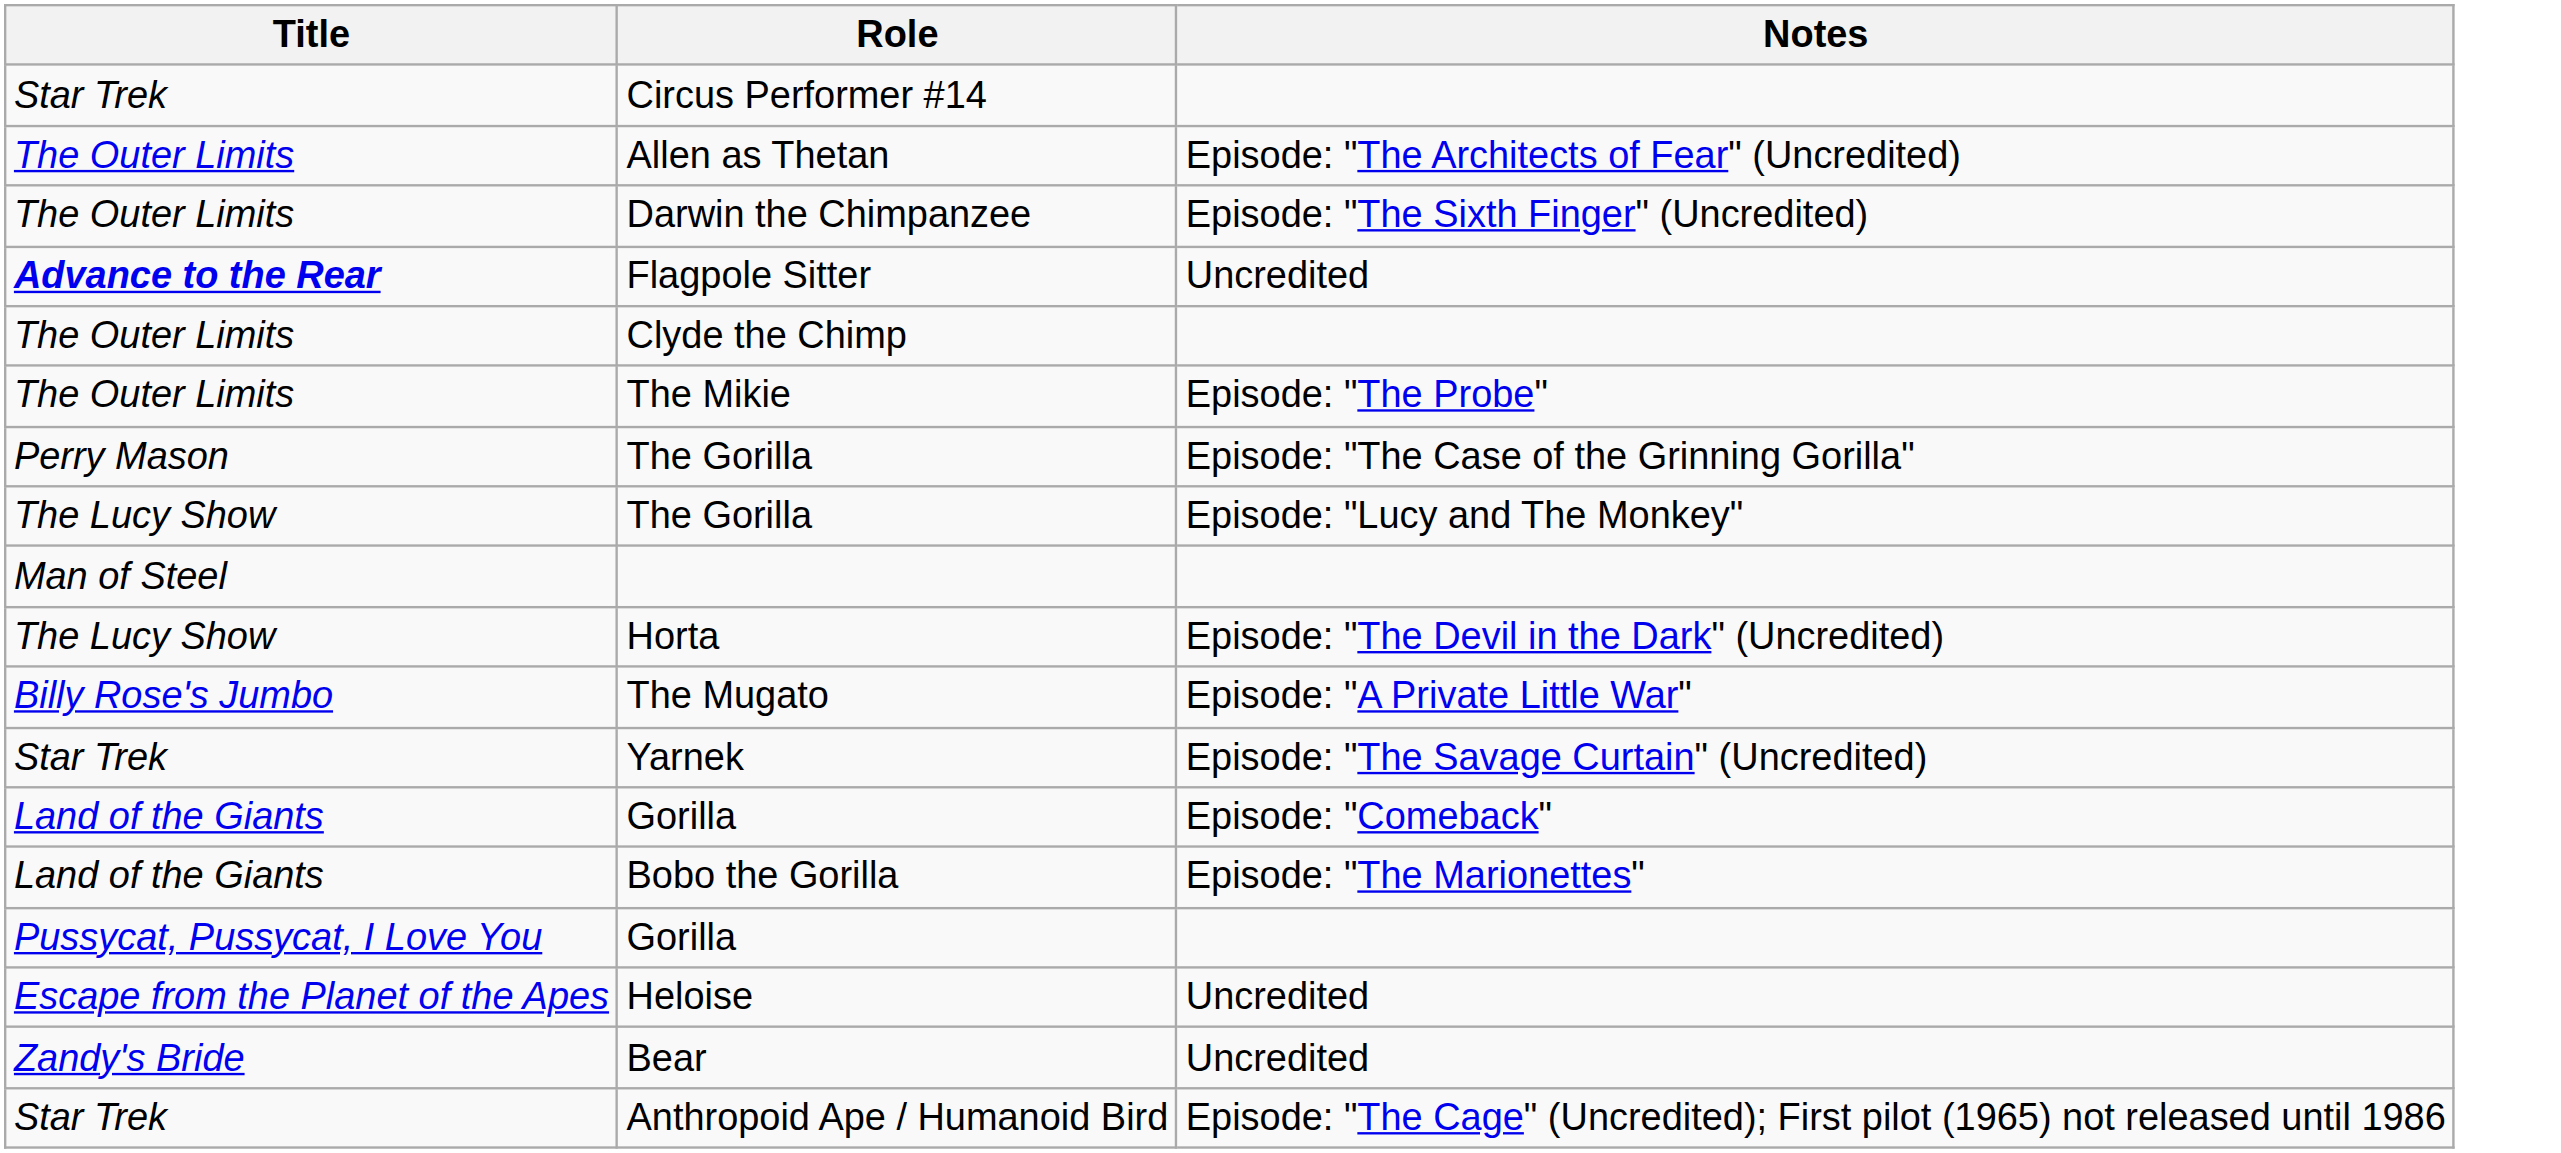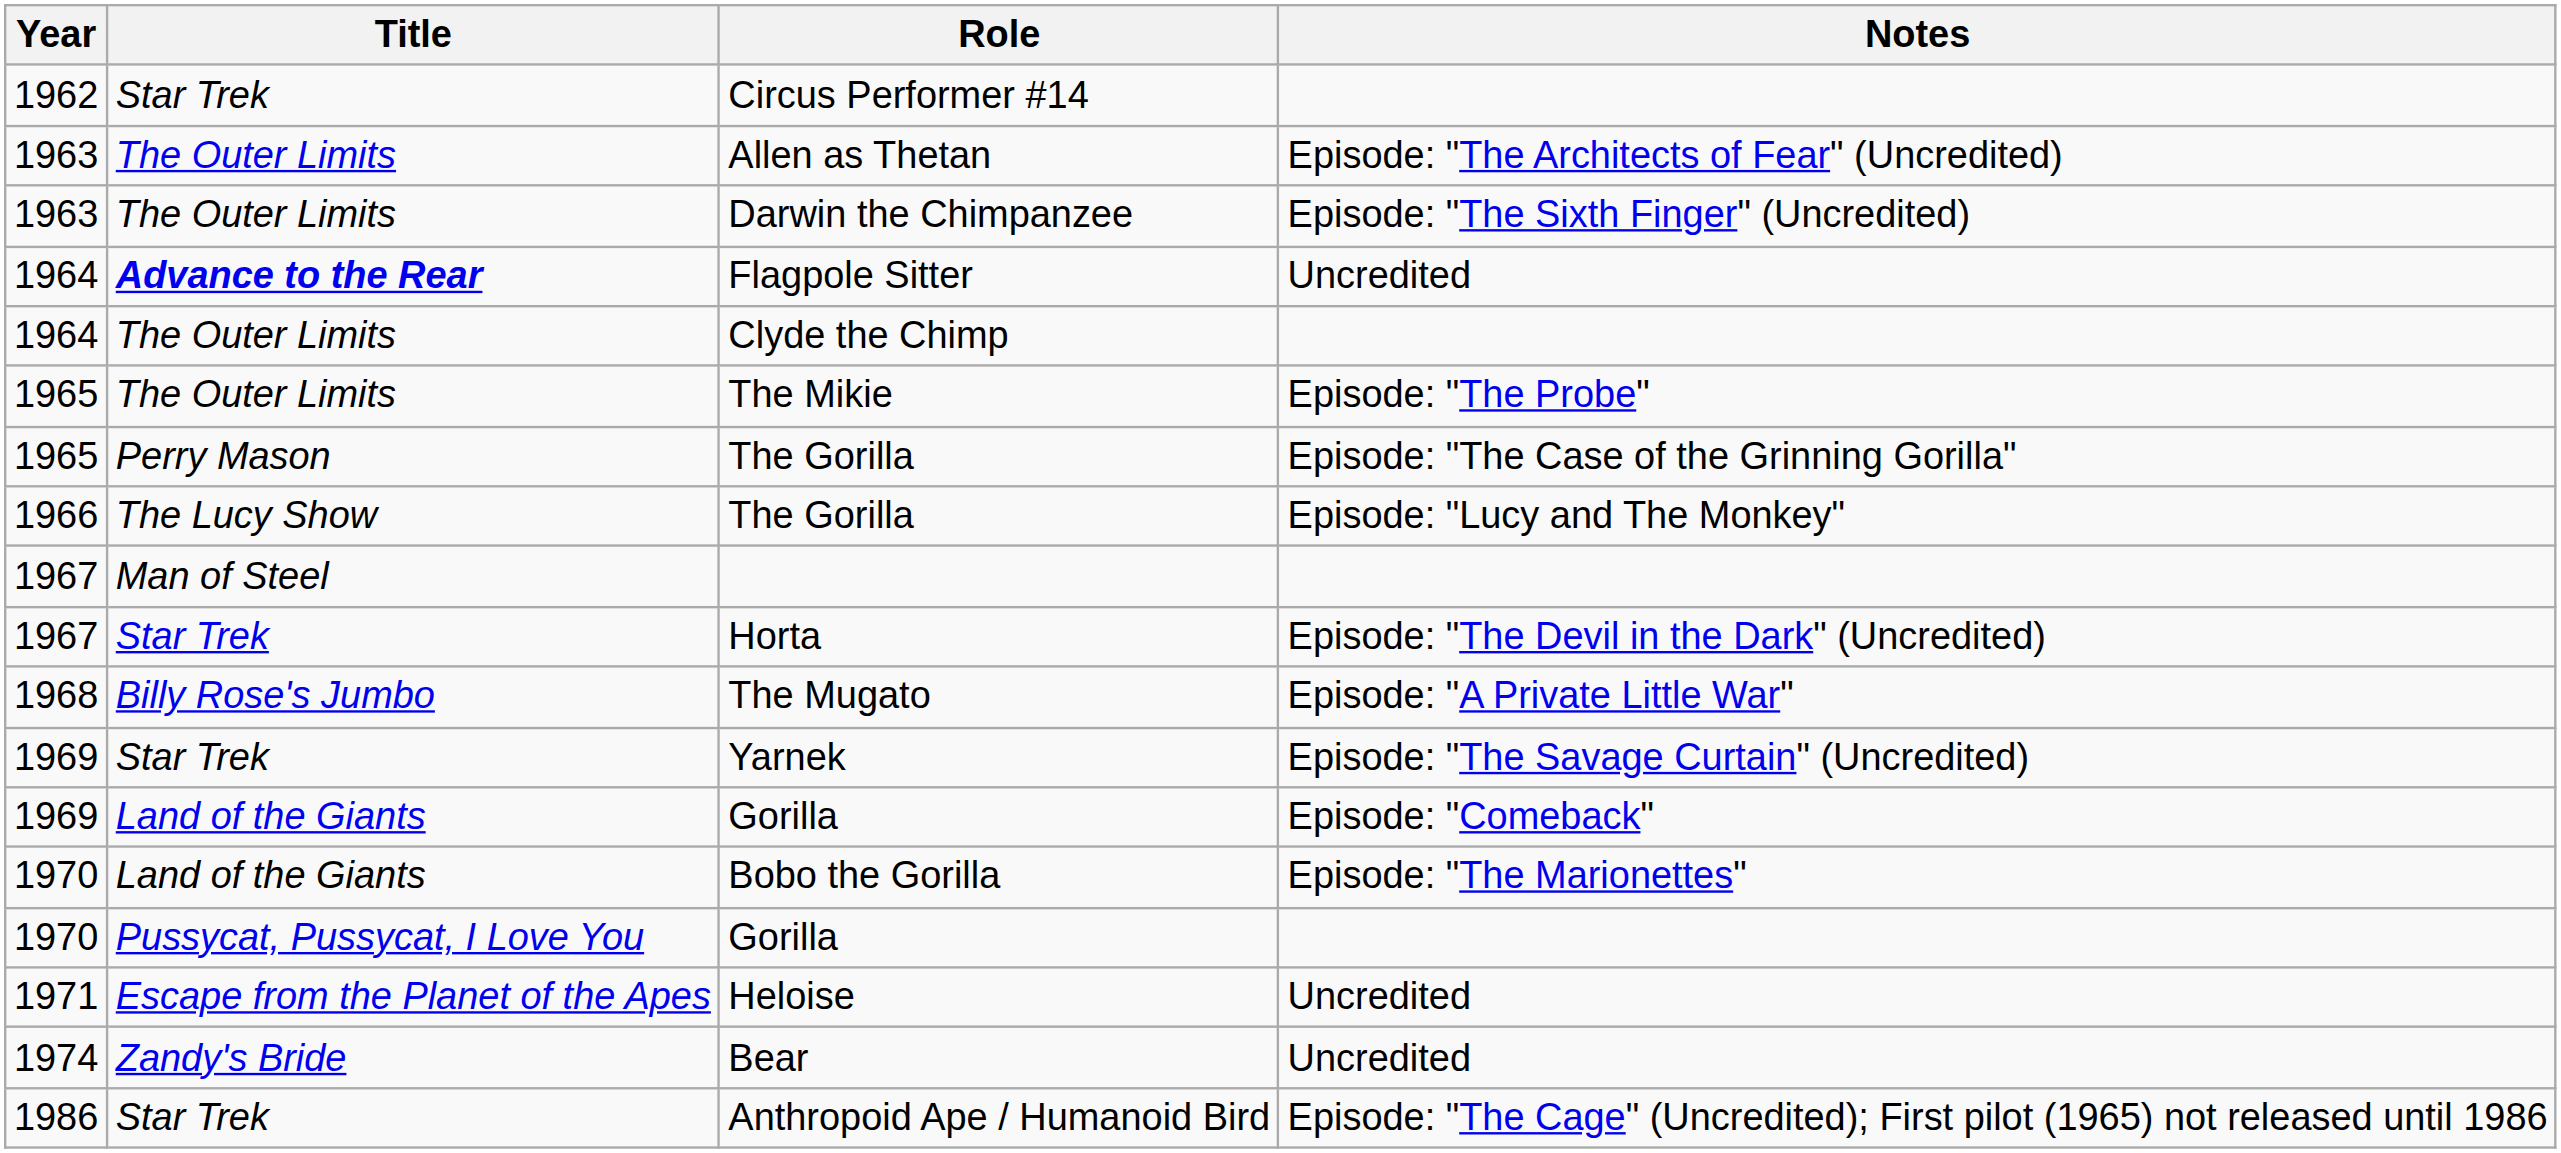+ column: (56, 34)
(145, 635) The Lucy Show -> (192, 635) Star Trek
